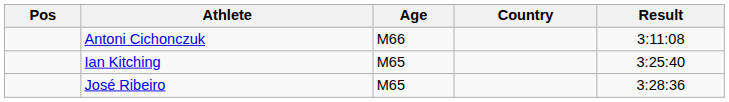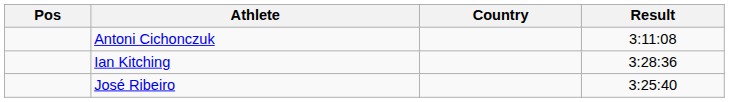- column: (414, 16)
(661, 62) 3:25:40 -> (653, 62) 3:28:36
(661, 85) 3:28:36 -> (653, 85) 3:25:40
